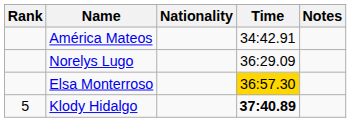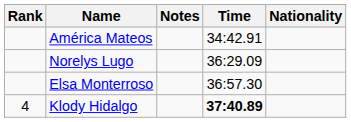columns swapped: (196, 16) <-> (322, 16)
(268, 84) gold background -> (234, 84) no background
(25, 106) 5 -> (25, 106) 4
